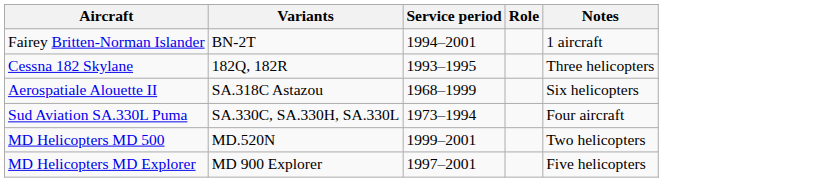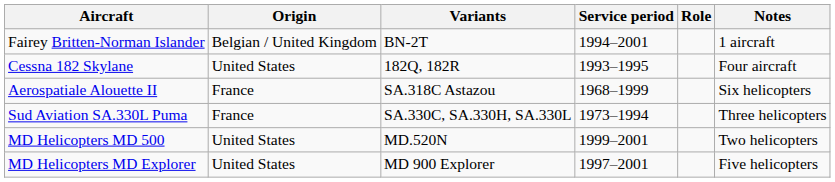+ column: (294, 16)
(600, 66) Three helicopters -> (757, 66) Four aircraft
(585, 115) Four aircraft -> (773, 115) Three helicopters
